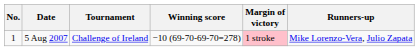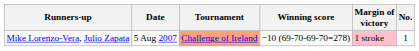columns swapped: (13, 17) <-> (351, 17)
(110, 38) no background -> (219, 38) lightsalmon background
